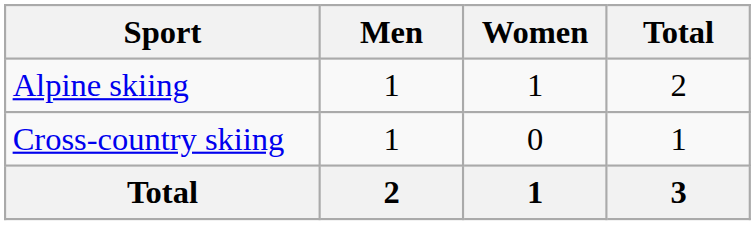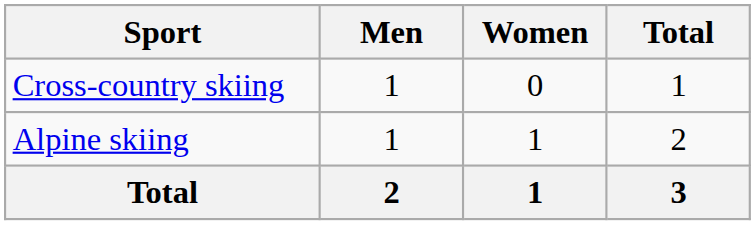rows swapped: (101, 85) <-> (149, 138)
